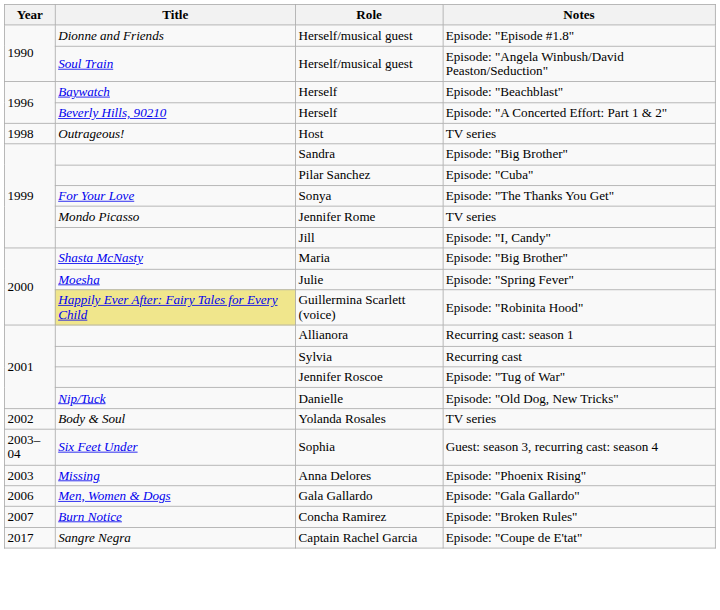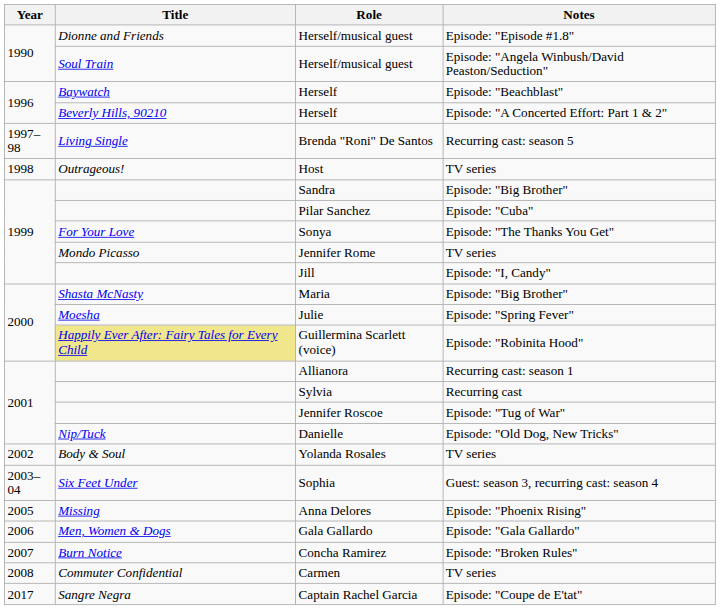+ row: (366, 141)
(21, 475) 2003 -> (21, 510) 2005
+ row: (319, 573)
